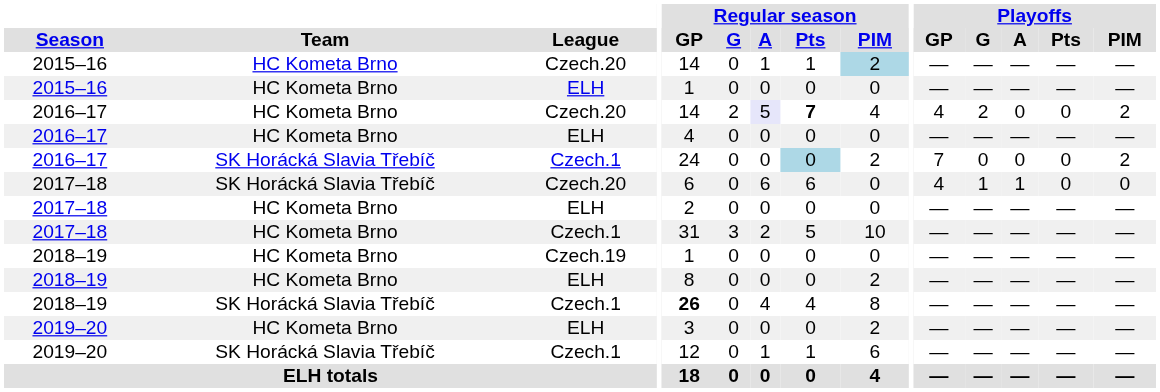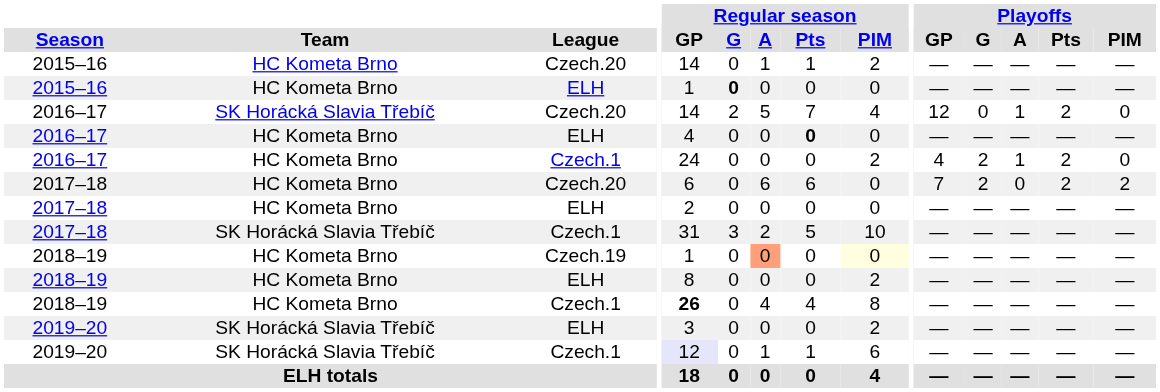(875, 63) lightblue background -> (875, 63) no background
(734, 87) normal -> (734, 87) bold
(325, 111) HC Kometa Brno -> (325, 111) SK Horácká Slavia Třebíč
(765, 111) lavender background -> (765, 111) no background
(810, 111) bold -> (810, 111) normal
(939, 111) 4 -> (939, 111) 12
(983, 111) 2 -> (983, 111) 0
(1020, 111) 0 -> (1020, 111) 1
(1066, 111) 0 -> (1066, 111) 2
(1125, 111) 2 -> (1125, 111) 0
(810, 135) normal -> (810, 135) bold
(325, 159) SK Horácká Slavia Třebíč -> (325, 159) HC Kometa Brno
(810, 159) lightblue background -> (810, 159) no background
(939, 159) 7 -> (939, 159) 4
(983, 159) 0 -> (983, 159) 2
(1020, 159) 0 -> (1020, 159) 1
(1066, 159) 0 -> (1066, 159) 2
(1125, 159) 2 -> (1125, 159) 0
(325, 183) SK Horácká Slavia Třebíč -> (325, 183) HC Kometa Brno
(939, 183) 4 -> (939, 183) 7
(983, 183) 1 -> (983, 183) 2
(1020, 183) 1 -> (1020, 183) 0
(1066, 183) 0 -> (1066, 183) 2
(1125, 183) 0 -> (1125, 183) 2
(325, 231) HC Kometa Brno -> (325, 231) SK Horácká Slavia Třebíč
(765, 255) no background -> (765, 255) lightsalmon background
(875, 255) no background -> (875, 255) lightyellow background
(325, 303) SK Horácká Slavia Třebíč -> (325, 303) HC Kometa Brno
(325, 327) HC Kometa Brno -> (325, 327) SK Horácká Slavia Třebíč
(689, 351) no background -> (689, 351) lavender background
